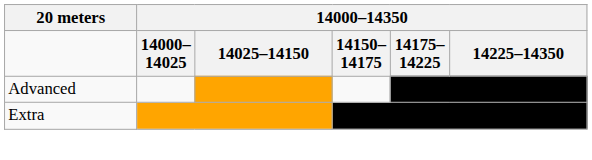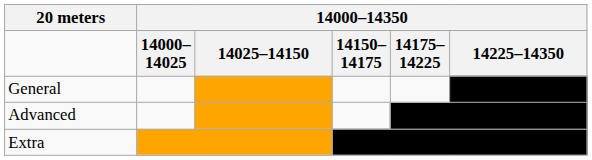+ row: (35, 89)
